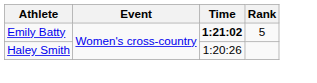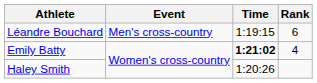+ row: (55, 32)
(262, 32) 5 -> (295, 51) 4
